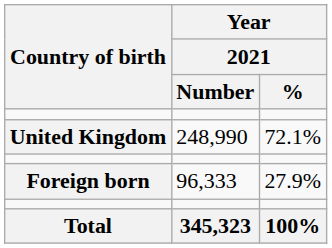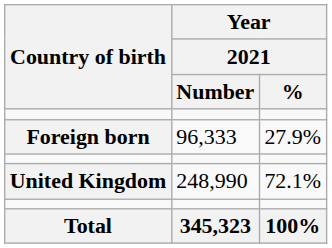rows swapped: (88, 136) <-> (88, 181)
